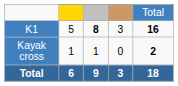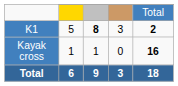(153, 29) 16 -> (153, 29) 2
(153, 51) 2 -> (153, 51) 16
